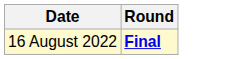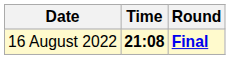+ column: (144, 16)
